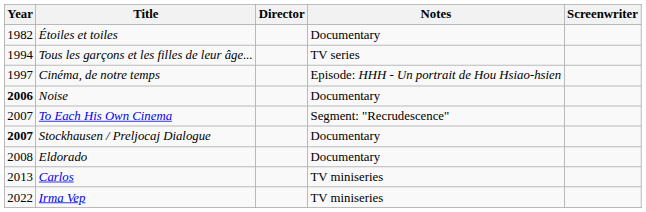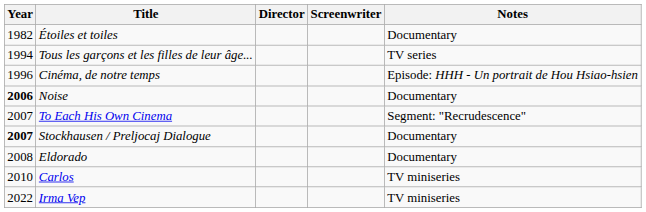columns swapped: (603, 14) <-> (436, 14)
(20, 75) 1997 -> (20, 75) 1996
(20, 177) 2013 -> (20, 177) 2010
